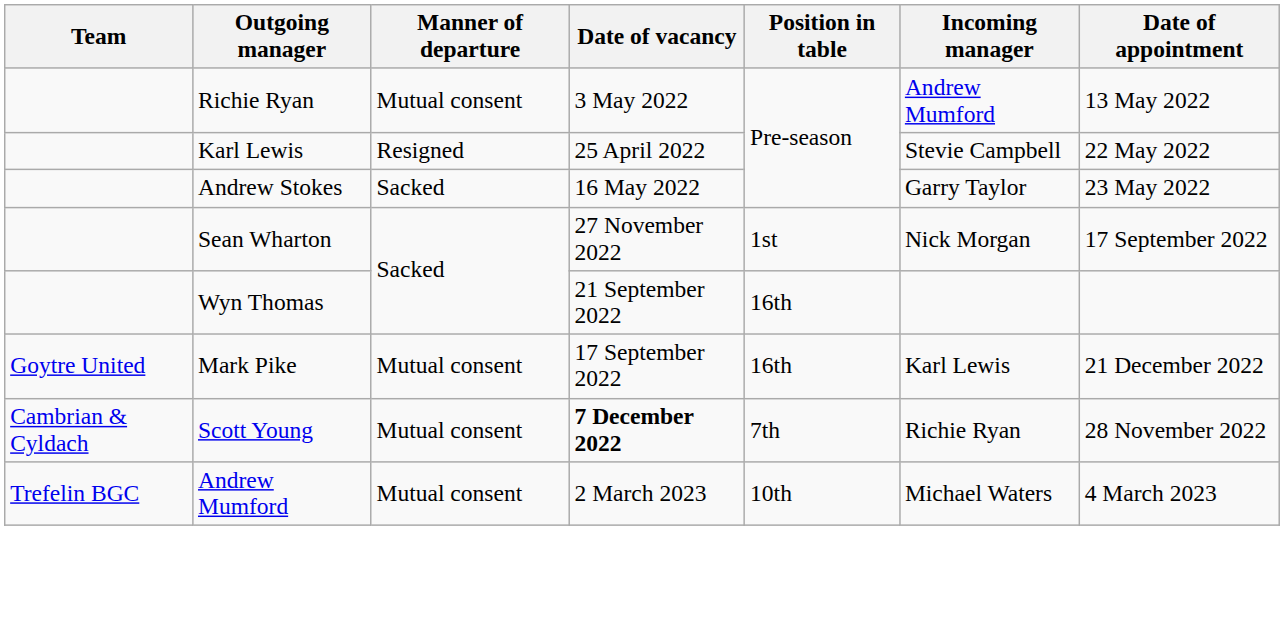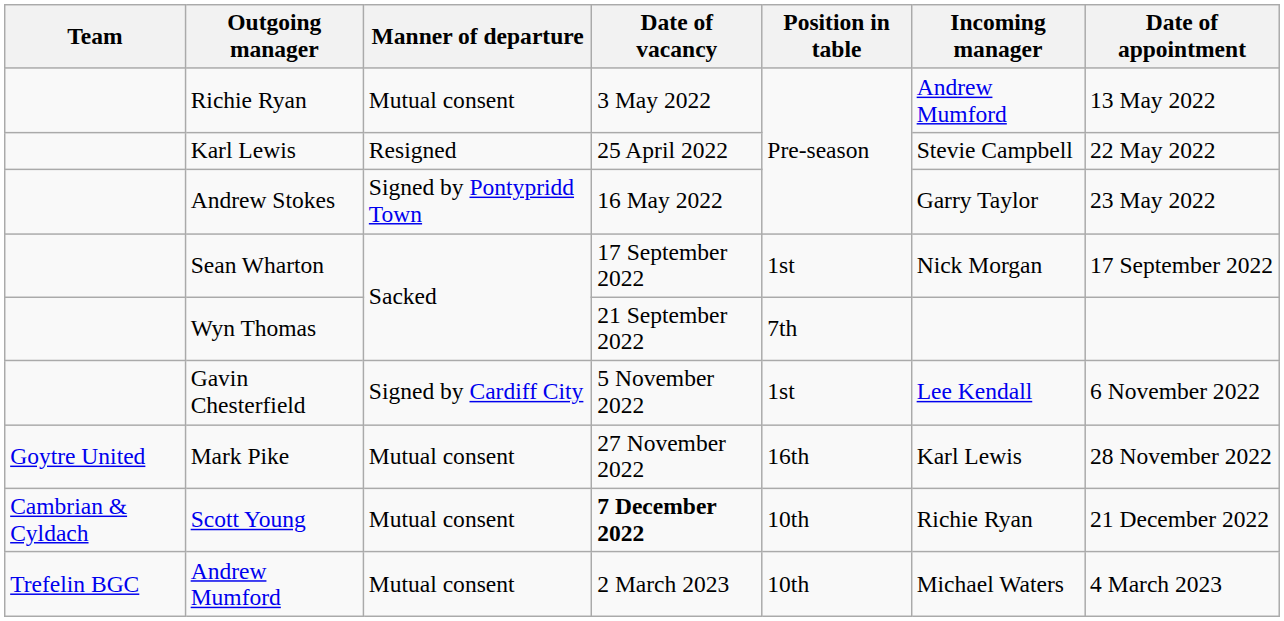(410, 187) Sacked -> (471, 201) Signed by Pontypridd Town
(639, 238) 27 November 2022 -> (662, 264) 17 September 2022
(771, 302) 16th -> (782, 328) 7th
+ row: (248, 392)
(639, 366) 17 September 2022 -> (662, 456) 27 November 2022
(1174, 366) 21 December 2022 -> (1181, 456) 28 November 2022
(765, 429) 7th -> (788, 520) 10th
(1176, 429) 28 November 2022 -> (1180, 520) 21 December 2022
